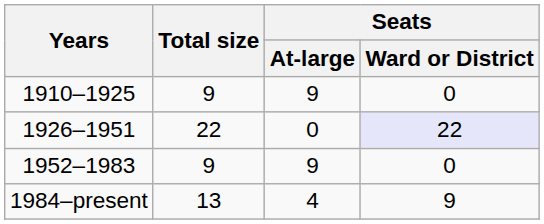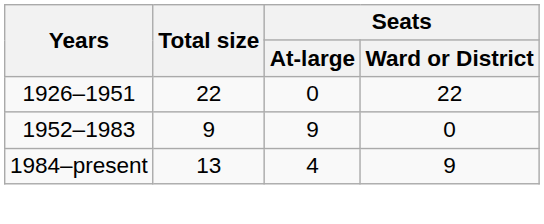- row: (79, 93)
(450, 129) lavender background -> (450, 93) no background
